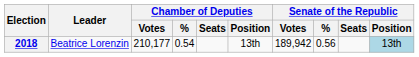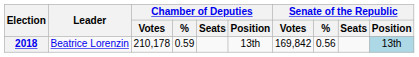(152, 44) 210,177 -> (152, 44) 210,178
(184, 44) 0.54 -> (184, 44) 0.59
(293, 44) 189,942 -> (293, 44) 169,842
